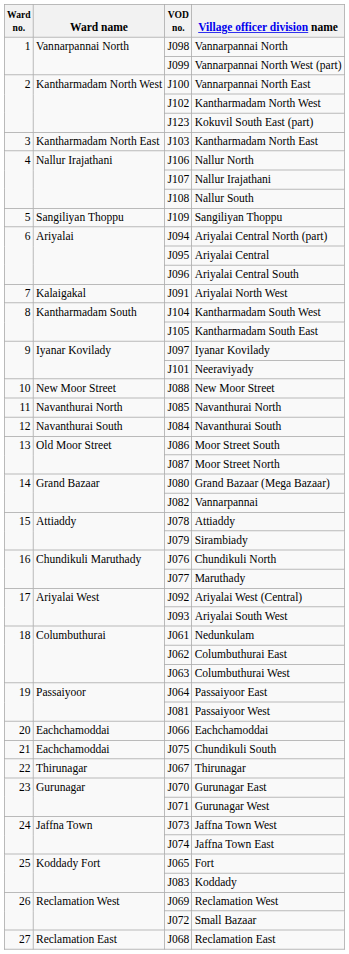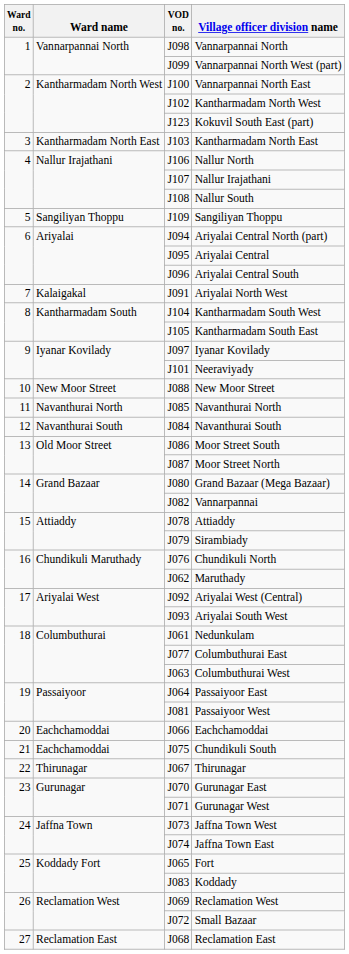(178, 578) J077 -> (178, 578) J062
(178, 654) J062 -> (178, 654) J077
